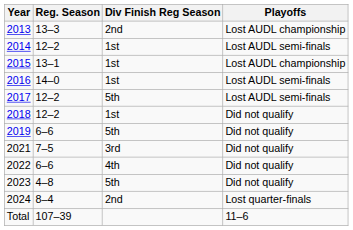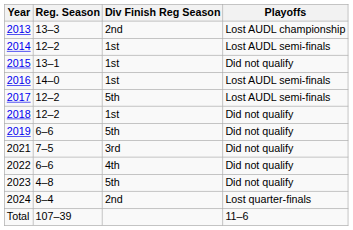(285, 64) Lost AUDL championship -> (259, 64) Did not qualify
